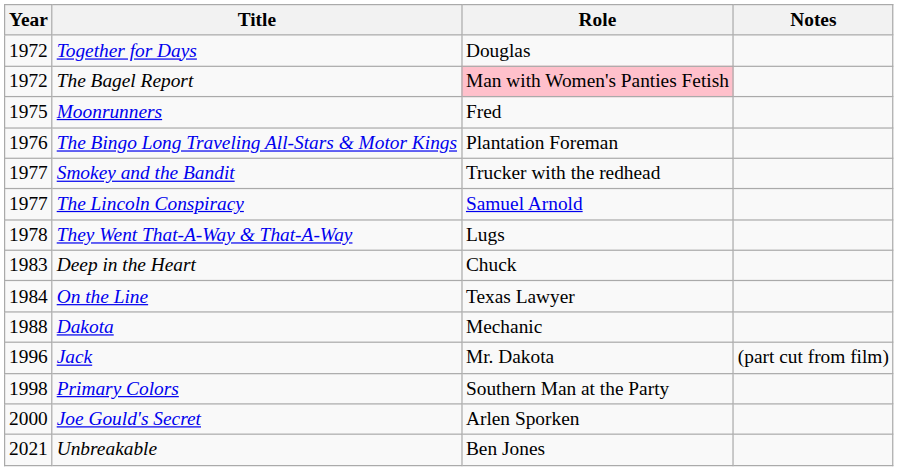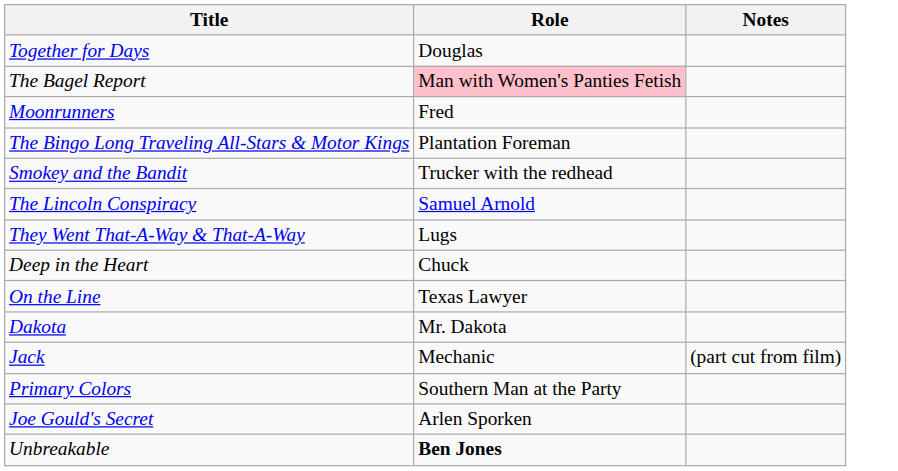- column: (28, 19)
(504, 326) Mechanic -> (462, 326) Mr. Dakota
(510, 357) Mr. Dakota -> (456, 357) Mechanic
(505, 449) normal -> (460, 449) bold
